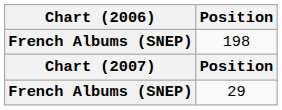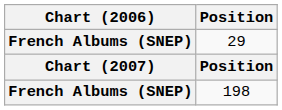rows swapped: (236, 42) <-> (236, 92)
